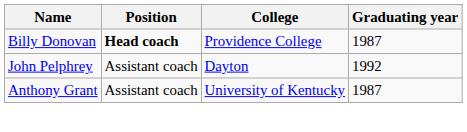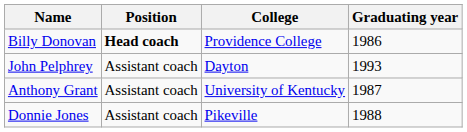(367, 41) 1987 -> (367, 41) 1986
(367, 66) 1992 -> (367, 66) 1993
+ row: (48, 115)
